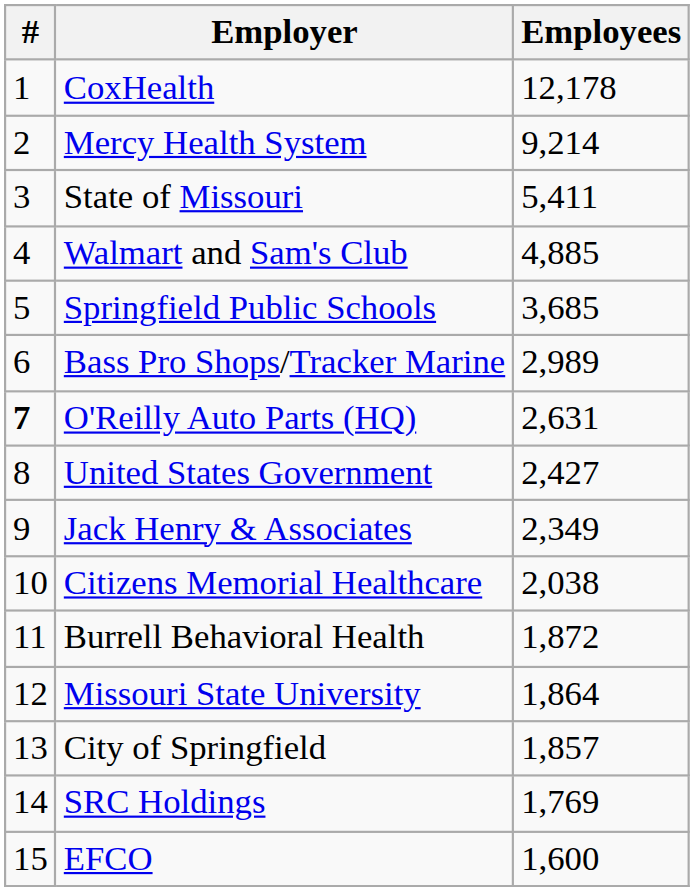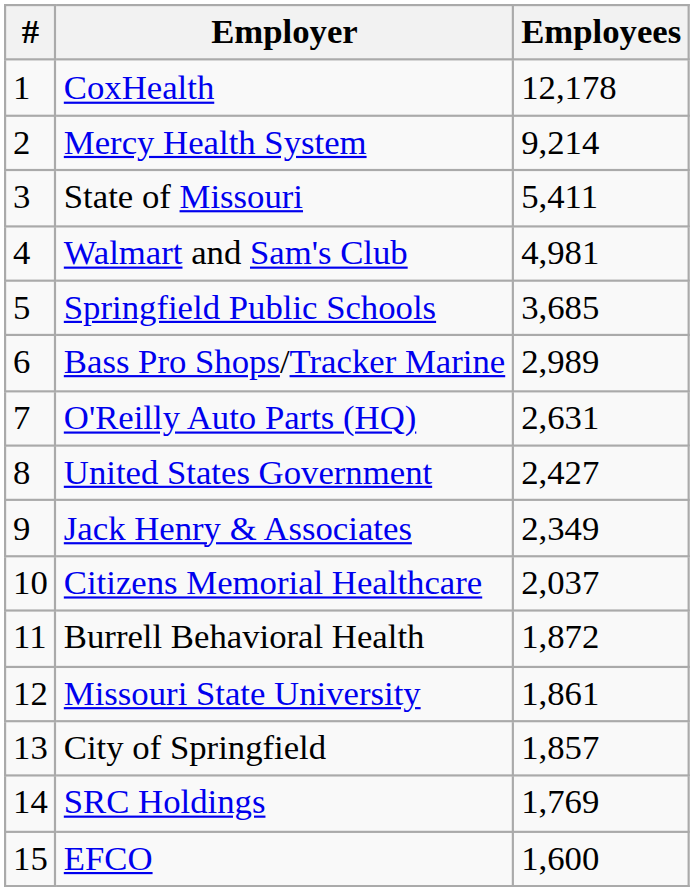(560, 252) 4,885 -> (560, 252) 4,981
(22, 417) bold -> (22, 417) normal
(560, 582) 2,038 -> (560, 582) 2,037
(560, 692) 1,864 -> (560, 692) 1,861
